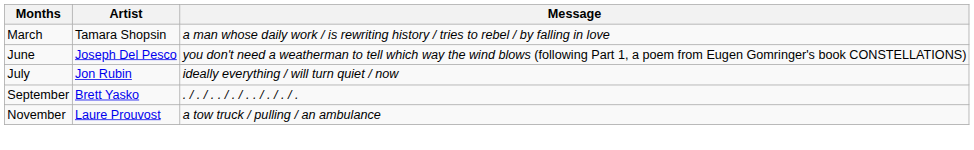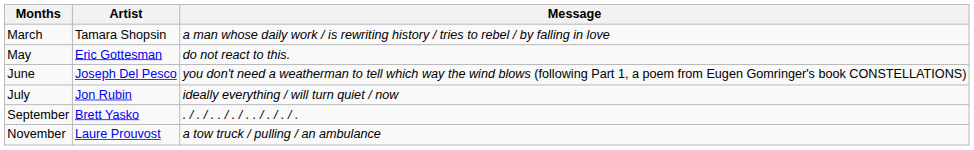+ row: (19, 54)
